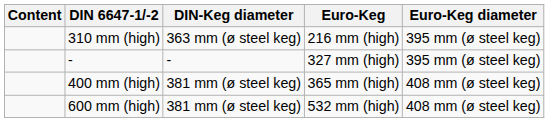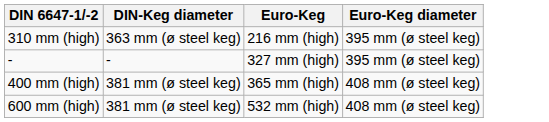- column: (35, 15)
